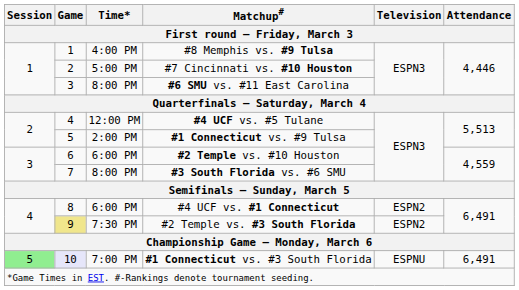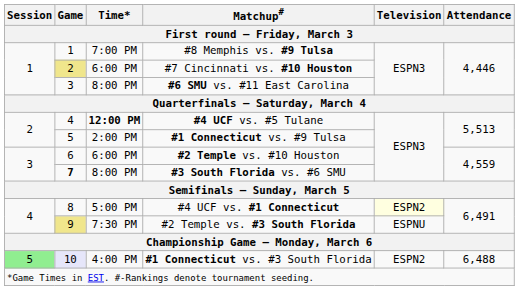(114, 52) 4:00 PM -> (114, 52) 7:00 PM
(70, 69) no background -> (70, 69) khaki background
(114, 69) 5:00 PM -> (114, 69) 6:00 PM
(114, 121) normal -> (114, 121) bold
(70, 173) normal -> (70, 173) bold
(114, 208) 6:00 PM -> (114, 208) 5:00 PM
(409, 208) no background -> (409, 208) lightyellow background
(409, 225) ESPN2 -> (409, 225) ESPNU
(114, 260) 7:00 PM -> (114, 260) 4:00 PM
(409, 260) ESPNU -> (409, 260) ESPN2
(479, 260) 6,491 -> (479, 260) 6,488
